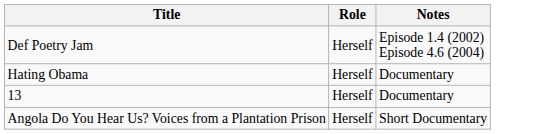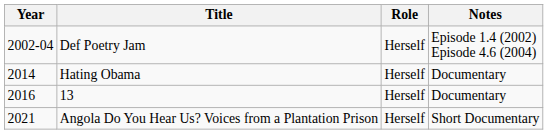+ column: (31, 15)
